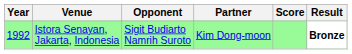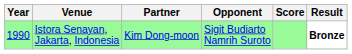columns swapped: (233, 13) <-> (158, 13)
(18, 35) 1992 -> (18, 35) 1990
